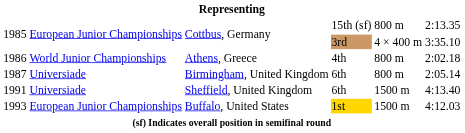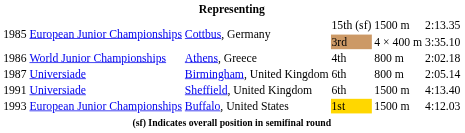(389, 25) 800 m -> (392, 25) 1500 m
